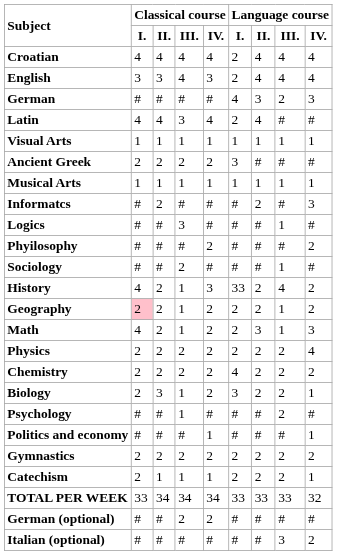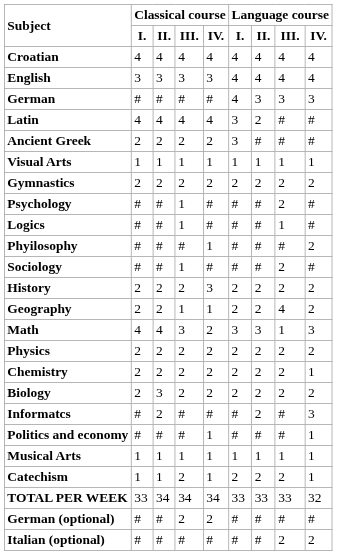(235, 56) 2 -> (235, 56) 4
(182, 78) 4 -> (182, 78) 3
(235, 78) 2 -> (235, 78) 4
(282, 98) 2 -> (282, 98) 3
(182, 119) 3 -> (182, 119) 4
(235, 119) 2 -> (235, 119) 3
(258, 119) 4 -> (258, 119) 2
rows swapped: (49, 162) <-> (39, 140)
rows swapped: (44, 182) <-> (41, 455)
rows swapped: (39, 413) <-> (39, 204)
(182, 224) 3 -> (182, 224) 1
(210, 246) 2 -> (210, 246) 1
(182, 266) 2 -> (182, 266) 1
(282, 266) 1 -> (282, 266) 2
(138, 287) 4 -> (138, 287) 2
(182, 287) 1 -> (182, 287) 2
(238, 287) 33 -> (235, 287) 2
(282, 287) 4 -> (282, 287) 2
(138, 308) pink background -> (138, 308) no background
(210, 308) 2 -> (210, 308) 1
(282, 308) 1 -> (282, 308) 4
(159, 329) 2 -> (159, 329) 4
(182, 329) 1 -> (182, 329) 3
(235, 329) 2 -> (235, 329) 3
(311, 350) 4 -> (311, 350) 2
(235, 371) 4 -> (235, 371) 2
(311, 371) 2 -> (311, 371) 1
(182, 392) 1 -> (182, 392) 2
(235, 392) 3 -> (235, 392) 2
(311, 392) 1 -> (311, 392) 2
(138, 476) 2 -> (138, 476) 1
(182, 476) 1 -> (182, 476) 2
(282, 539) 3 -> (282, 539) 2
